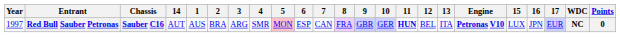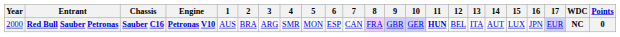columns swapped: (480, 10) <-> (176, 10)
(15, 24) 1997 -> (15, 24) 2000
(283, 24) pink background -> (313, 24) no background
